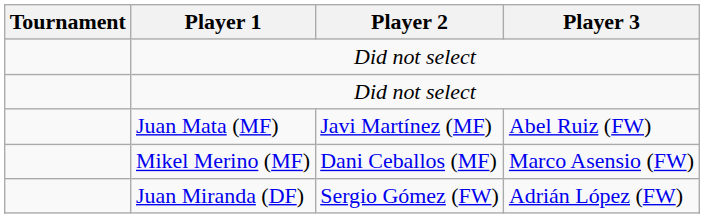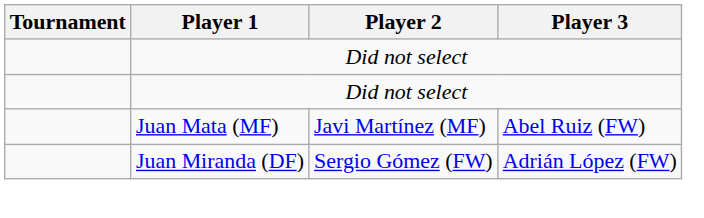- row: (223, 160)
